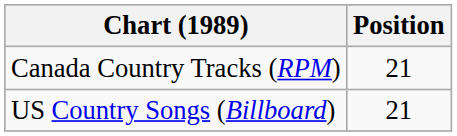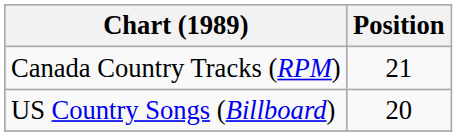(399, 109) 21 -> (399, 109) 20
